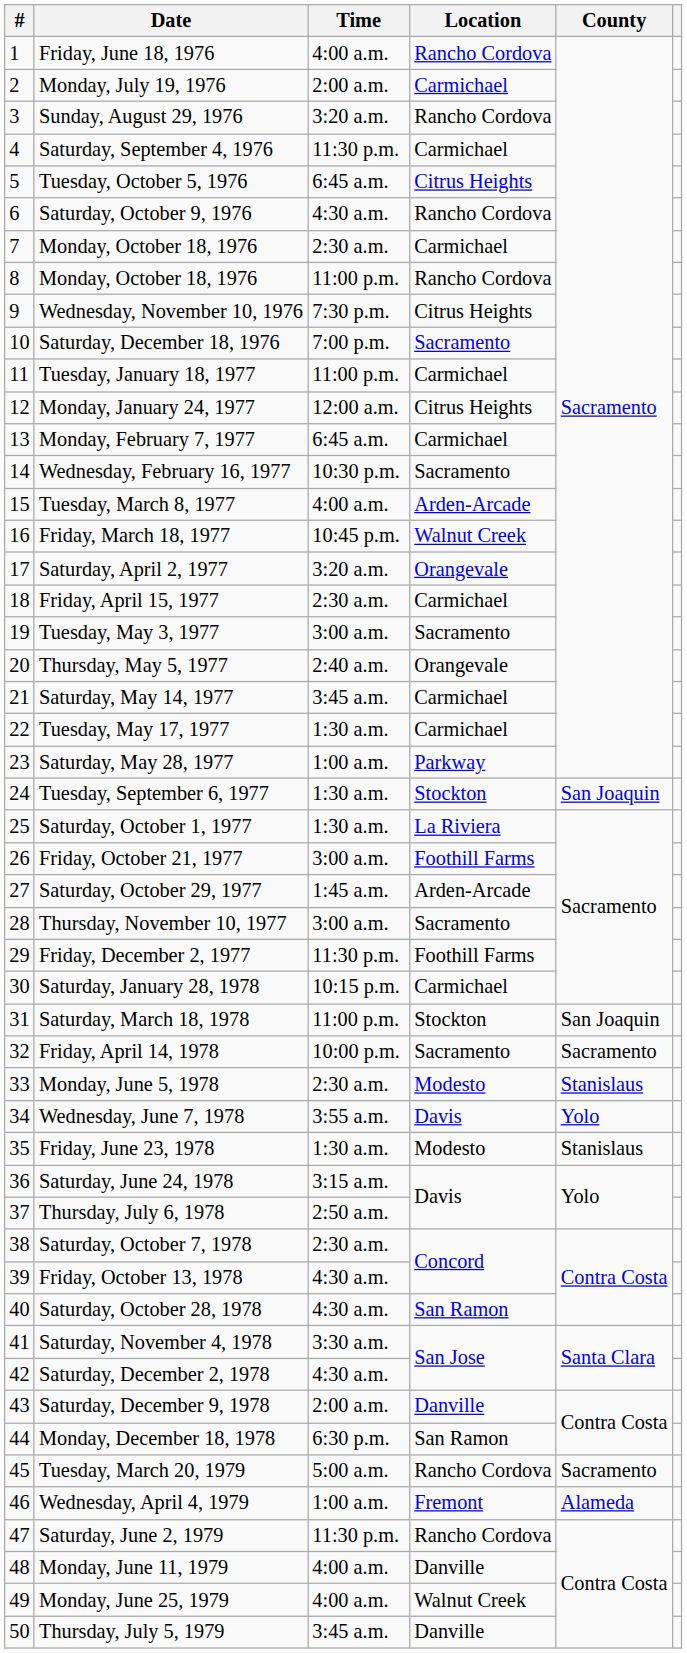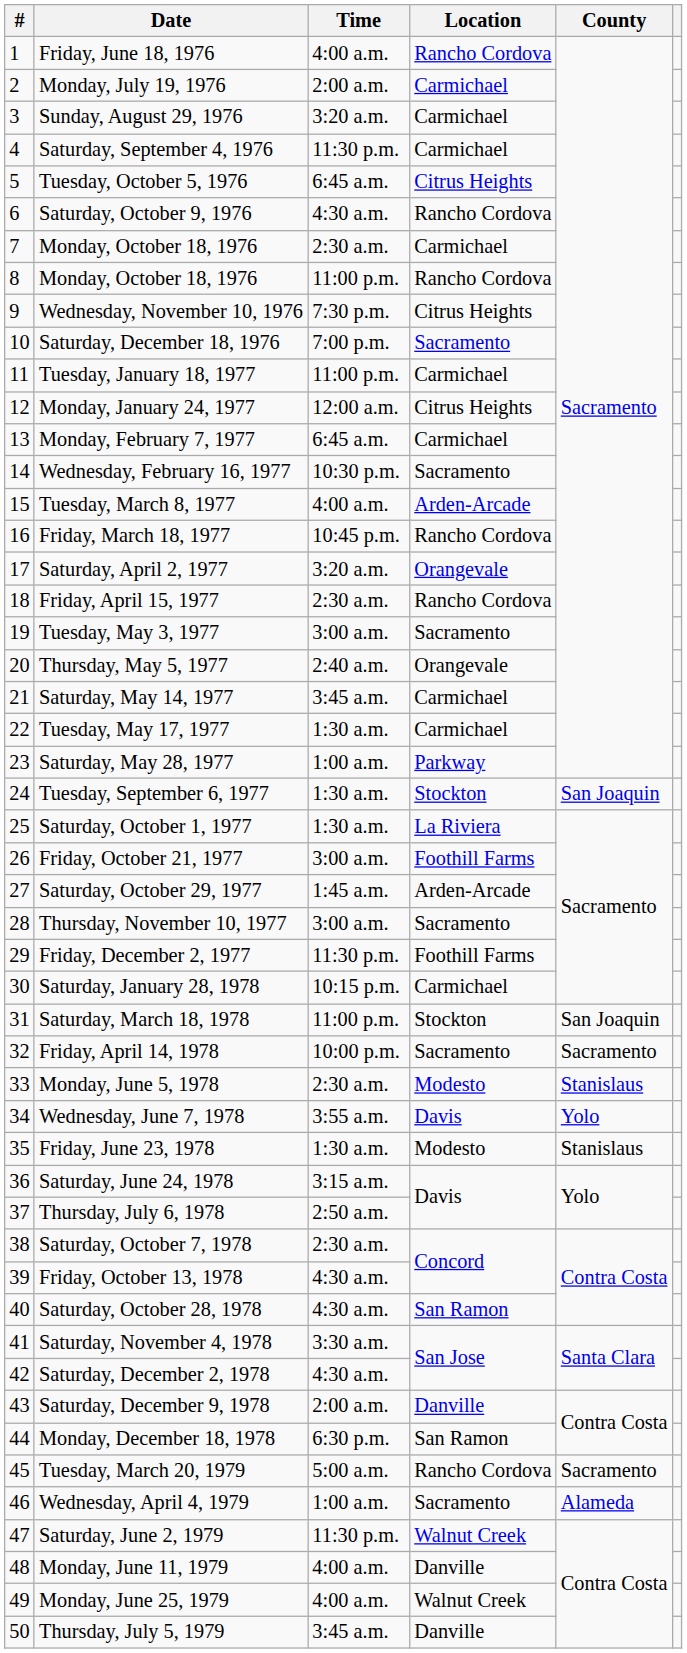(483, 117) Rancho Cordova -> (461, 117) Carmichael
(470, 536) Walnut Creek -> (483, 536) Rancho Cordova
(461, 600) Carmichael -> (483, 600) Rancho Cordova
(449, 1503) Fremont -> (462, 1503) Sacramento
(483, 1535) Rancho Cordova -> (470, 1535) Walnut Creek
